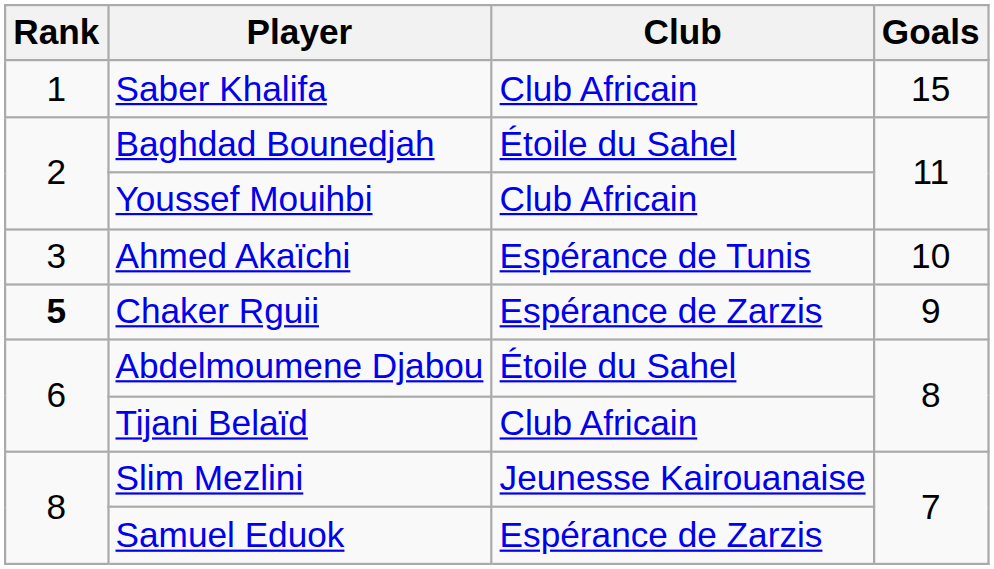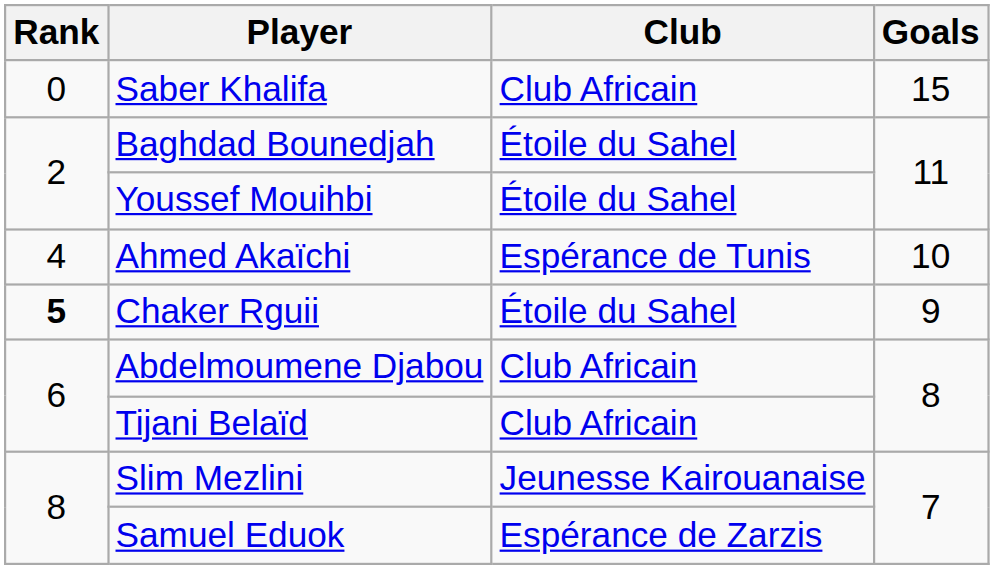(56, 88) 1 -> (56, 88) 0
(598, 199) Club Africain -> (618, 199) Étoile du Sahel
(56, 255) 3 -> (56, 255) 4
(661, 311) Espérance de Zarzis -> (618, 311) Étoile du Sahel
(618, 367) Étoile du Sahel -> (598, 367) Club Africain
